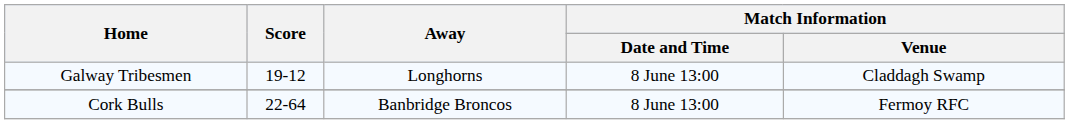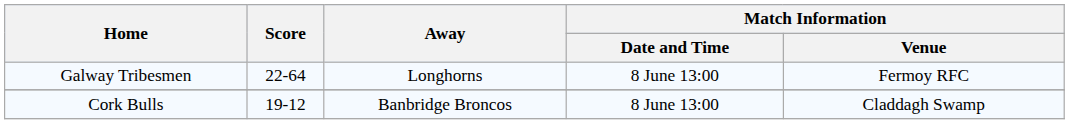(285, 76) 19-12 -> (285, 76) 22-64
(924, 76) Claddagh Swamp -> (924, 76) Fermoy RFC
(285, 104) 22-64 -> (285, 104) 19-12
(924, 104) Fermoy RFC -> (924, 104) Claddagh Swamp
